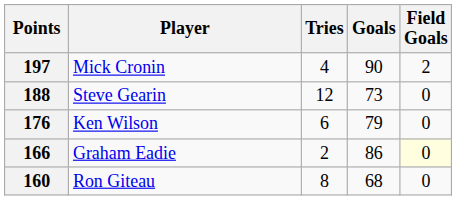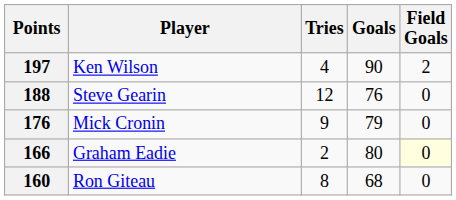(119, 67) Mick Cronin -> (115, 67) Ken Wilson
(374, 95) 73 -> (374, 95) 76
(115, 124) Ken Wilson -> (119, 124) Mick Cronin
(324, 124) 6 -> (324, 124) 9
(374, 152) 86 -> (374, 152) 80
